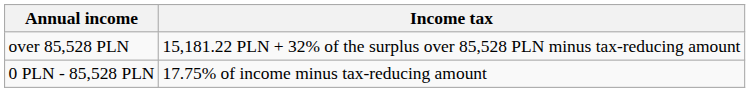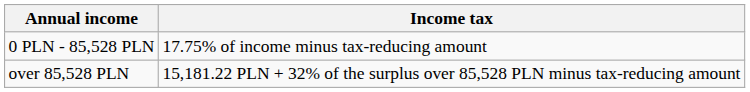rows swapped: (81, 73) <-> (69, 45)
